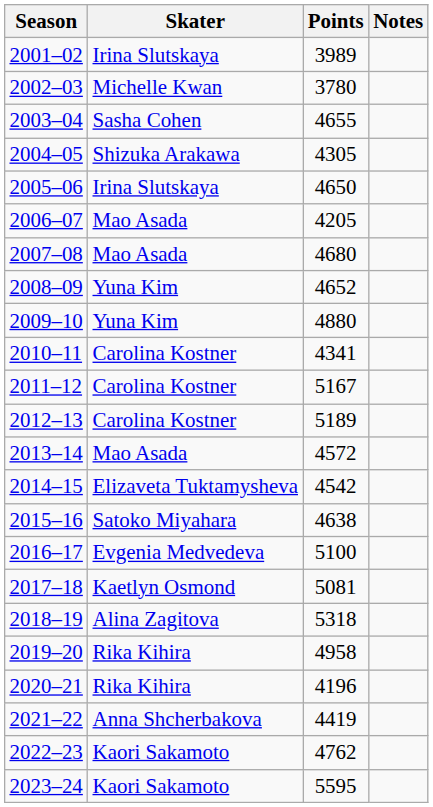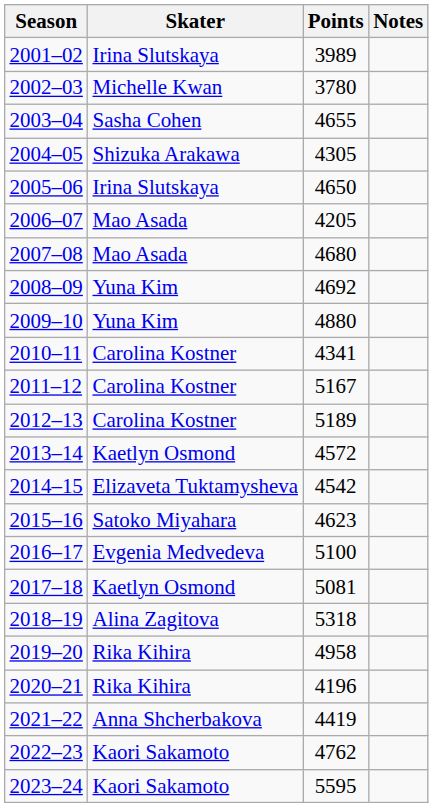(336, 287) 4652 -> (336, 287) 4692
(140, 453) Mao Asada -> (164, 453) Kaetlyn Osmond
(336, 519) 4638 -> (336, 519) 4623
